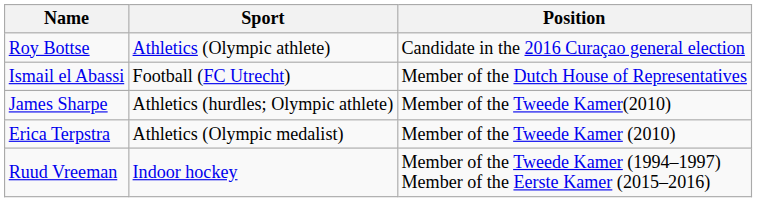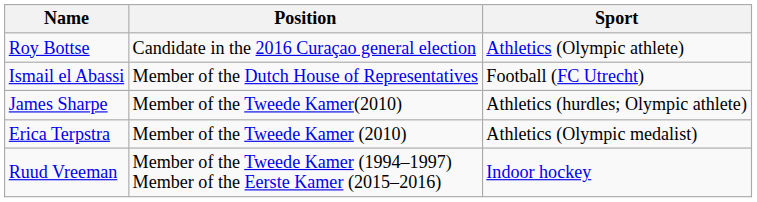columns swapped: (263, 18) <-> (574, 18)
